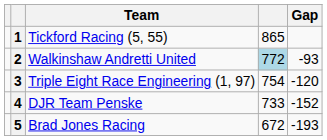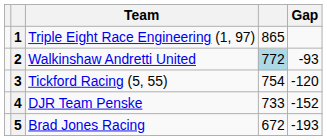(98, 37) Tickford Racing (5, 55) -> (142, 37) Triple Eight Race Engineering (1, 97)
(142, 81) Triple Eight Race Engineering (1, 97) -> (98, 81) Tickford Racing (5, 55)
